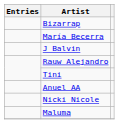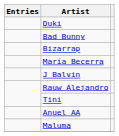+ row: (52, 23)
+ row: (64, 36)
- row: (71, 100)
